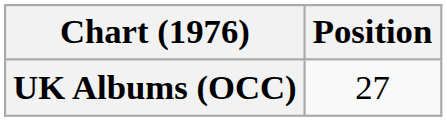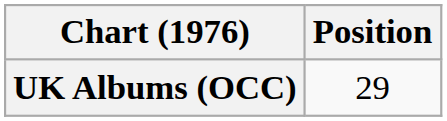(372, 87) 27 -> (372, 87) 29
